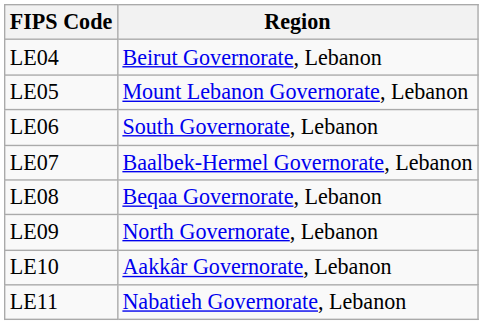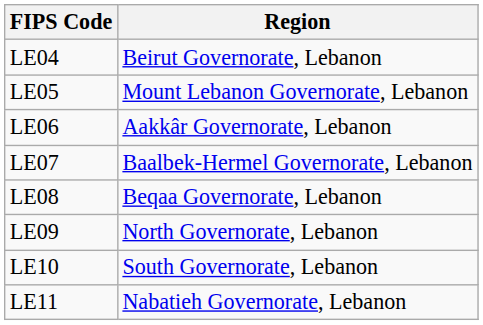(250, 127) South Governorate, Lebanon -> (257, 127) Aakkâr Governorate, Lebanon
(257, 267) Aakkâr Governorate, Lebanon -> (250, 267) South Governorate, Lebanon
